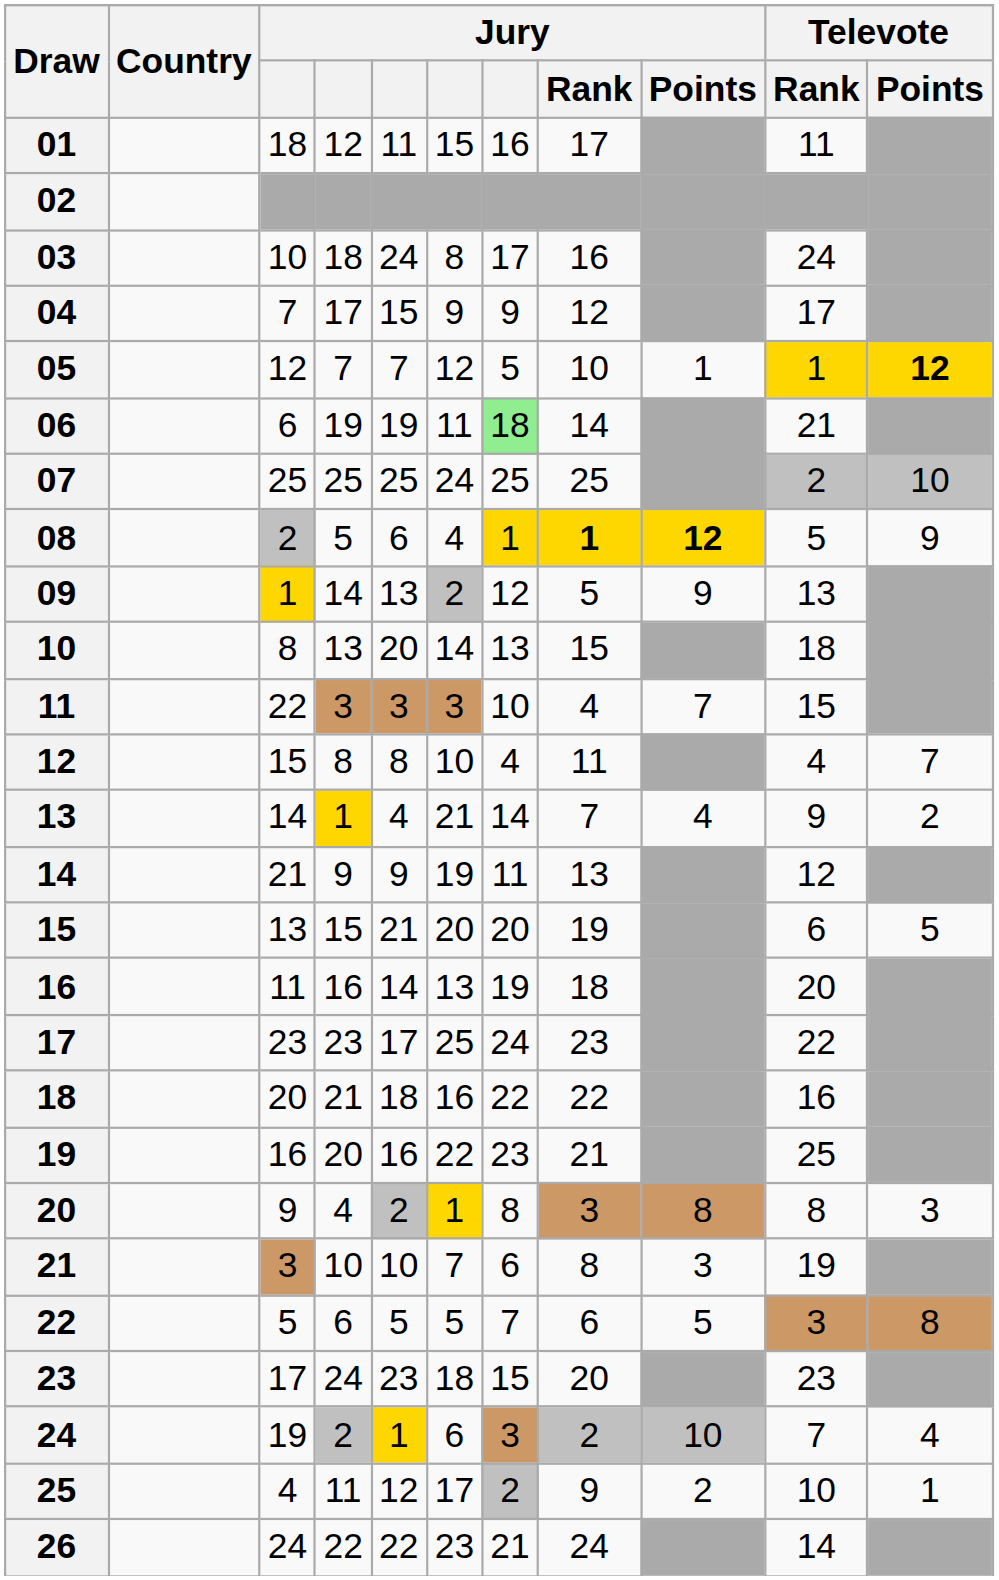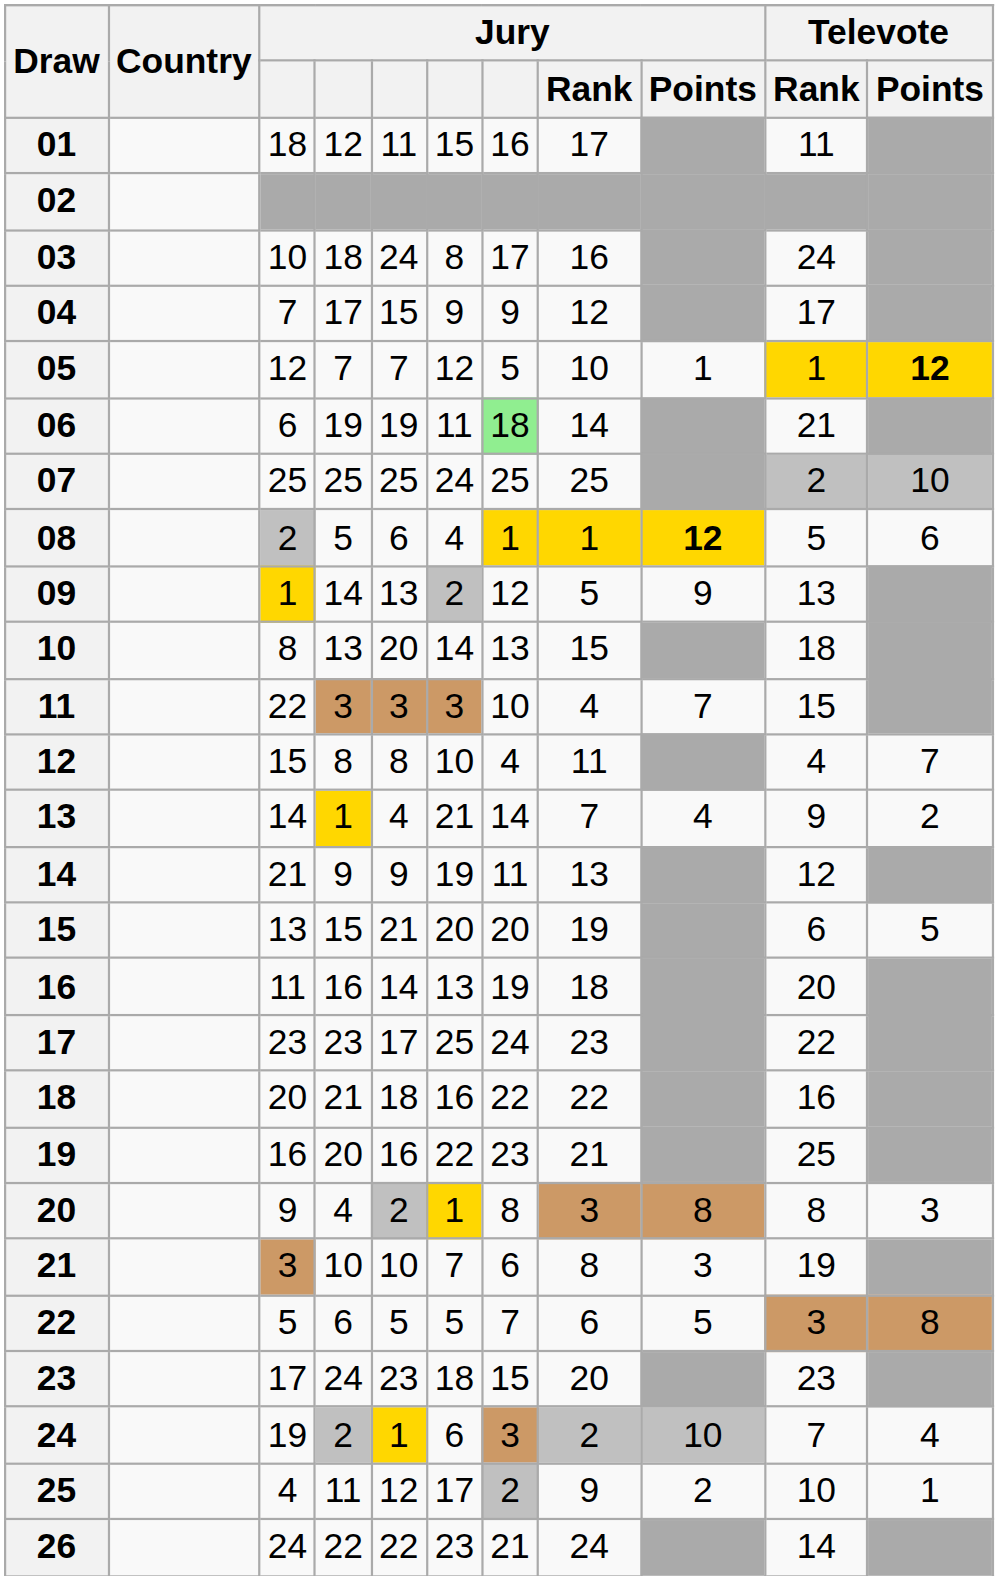(589, 537) bold -> (589, 537) normal
(930, 537) 9 -> (930, 537) 6
